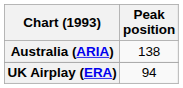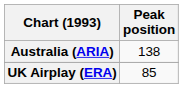(149, 72) 94 -> (149, 72) 85
